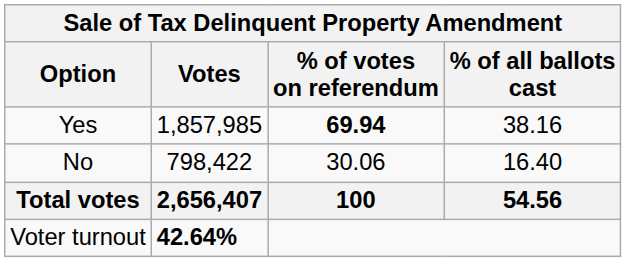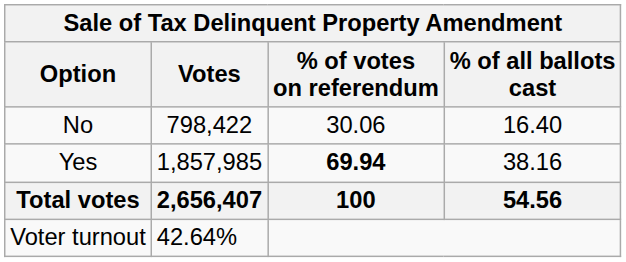rows swapped: (78, 125) <-> (78, 162)
(197, 237) bold -> (197, 237) normal
